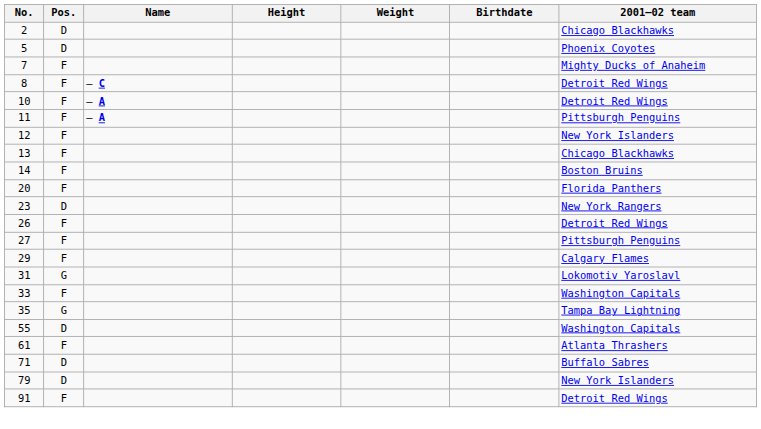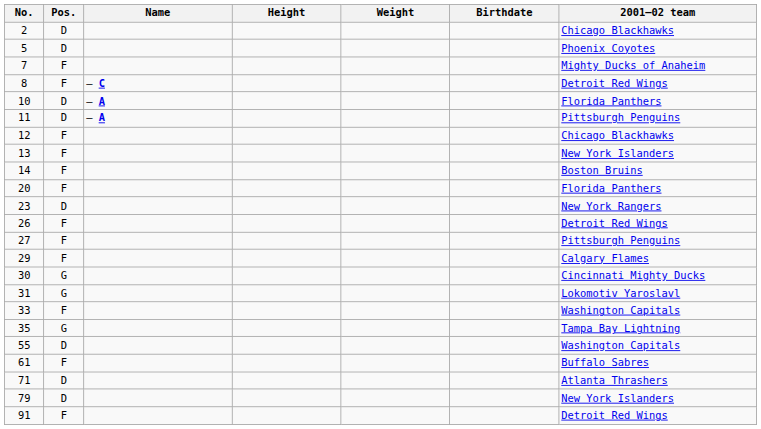(64, 100) F -> (64, 100) D
(615, 100) Detroit Red Wings -> (611, 100) Florida Panthers
(64, 118) F -> (64, 118) D
(618, 135) New York Islanders -> (618, 135) Chicago Blackhawks
(618, 153) Chicago Blackhawks -> (618, 153) New York Islanders
+ row: (24, 275)
(615, 345) Atlanta Thrashers -> (605, 363) Buffalo Sabres
(605, 363) Buffalo Sabres -> (615, 380) Atlanta Thrashers
